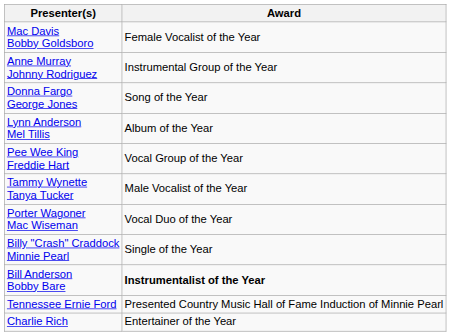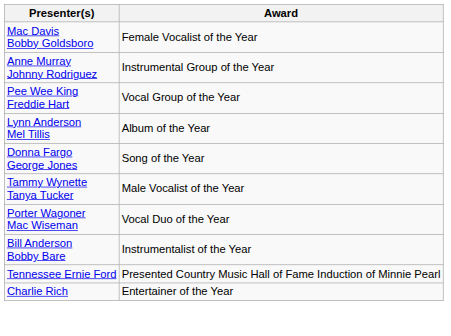rows swapped: (43, 158) <-> (42, 98)
- row: (63, 249)
(195, 280) bold -> (186, 249) normal
